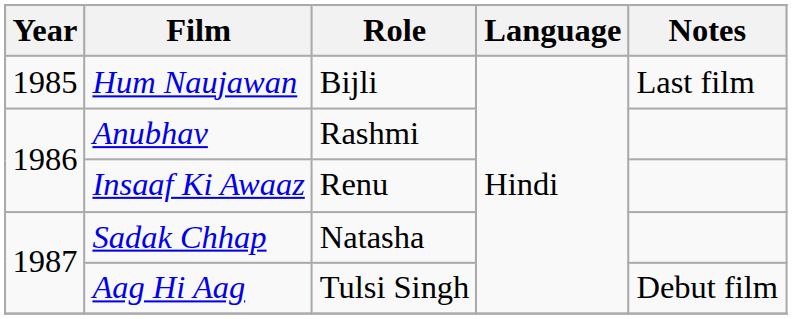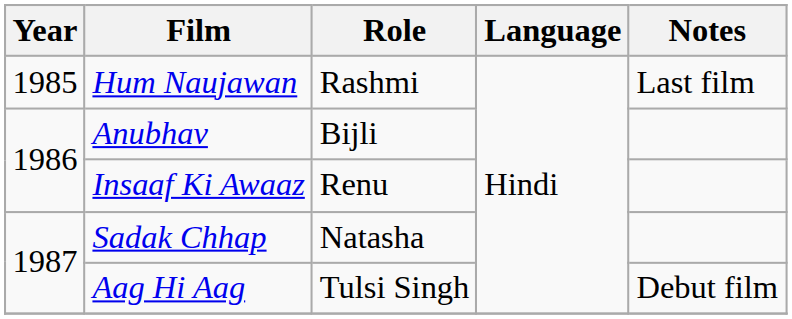(349, 81) Bijli -> (369, 81) Rashmi
(369, 133) Rashmi -> (349, 133) Bijli
